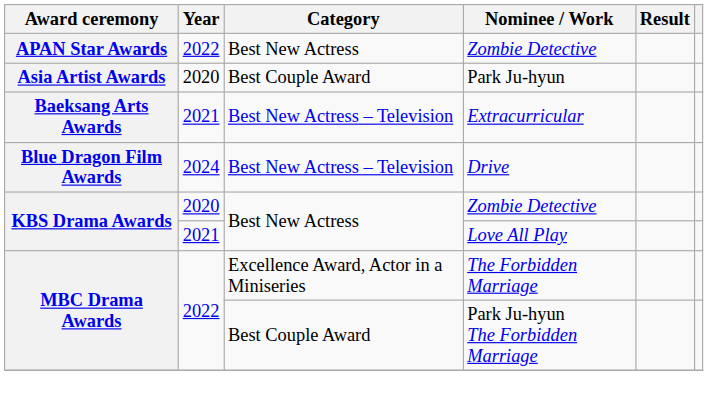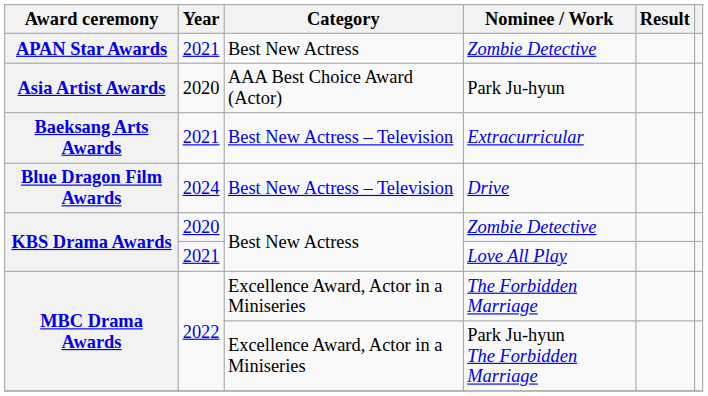(201, 48) 2022 -> (201, 48) 2021
(299, 77) Best Couple Award -> (320, 87) AAA Best Choice Award (Actor)
(299, 335) Best Couple Award -> (335, 356) Excellence Award, Actor in a Miniseries
